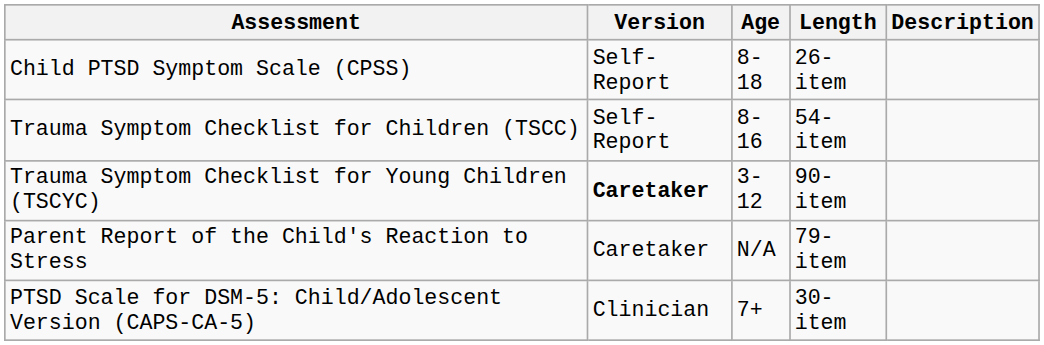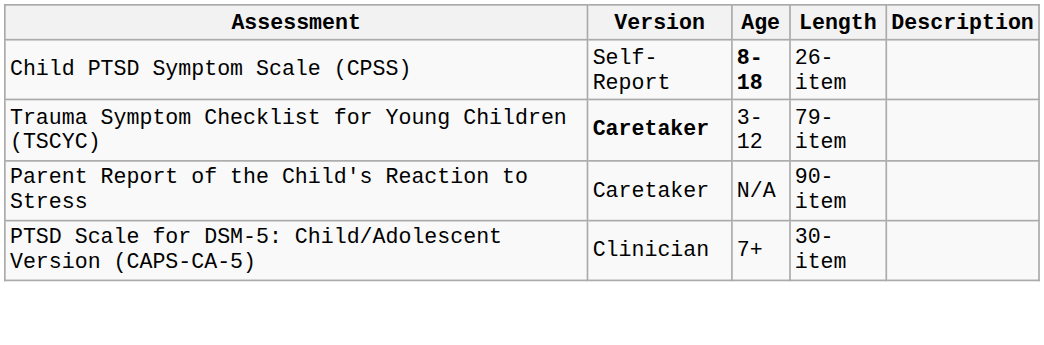(750, 70) normal -> (750, 70) bold
- row: (295, 130)
(821, 190) 90-item -> (821, 130) 79-item
(821, 250) 79-item -> (821, 190) 90-item
